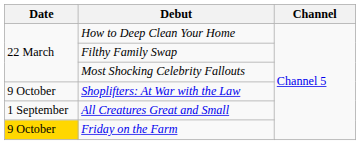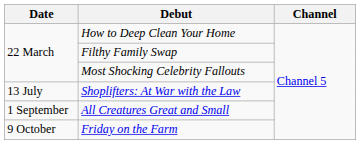(31, 91) 9 October -> (25, 91) 13 July
(31, 129) gold background -> (31, 129) no background
